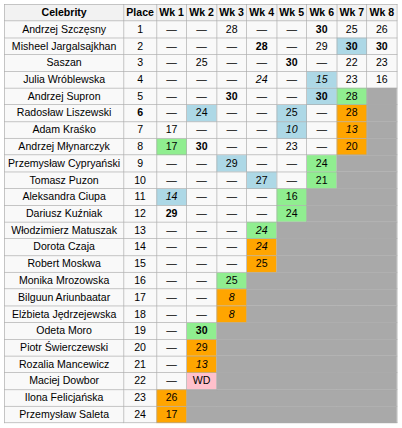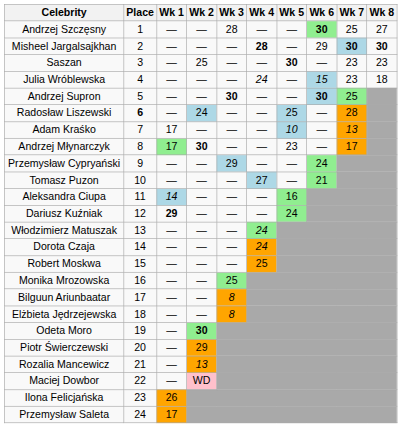(322, 29) no background -> (322, 29) lightgreen background
(382, 29) 26 -> (382, 29) 27
(352, 63) 22 -> (352, 63) 23
(382, 79) 16 -> (382, 79) 18
(352, 96) 28 -> (352, 96) 25
(352, 146) 20 -> (352, 146) 17
